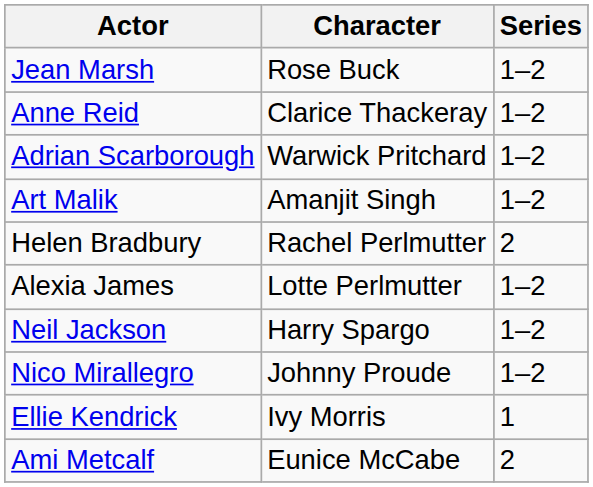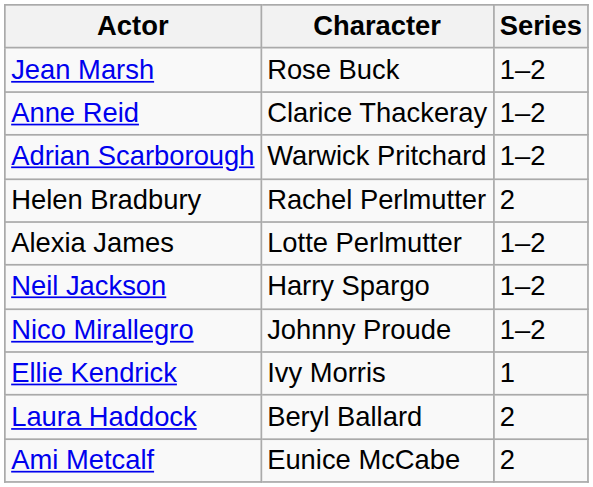- row: (64, 199)
+ row: (104, 416)
